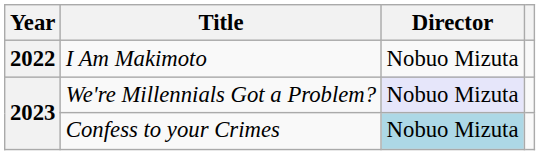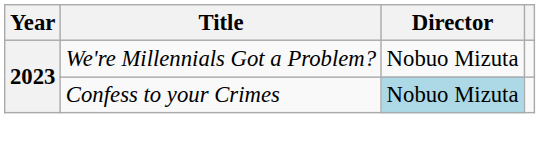- row: (136, 58)
(453, 94) lavender background -> (453, 58) no background
